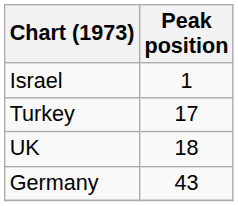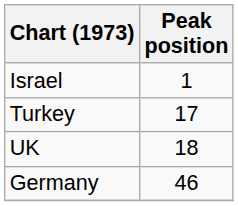(186, 182) 43 -> (186, 182) 46
